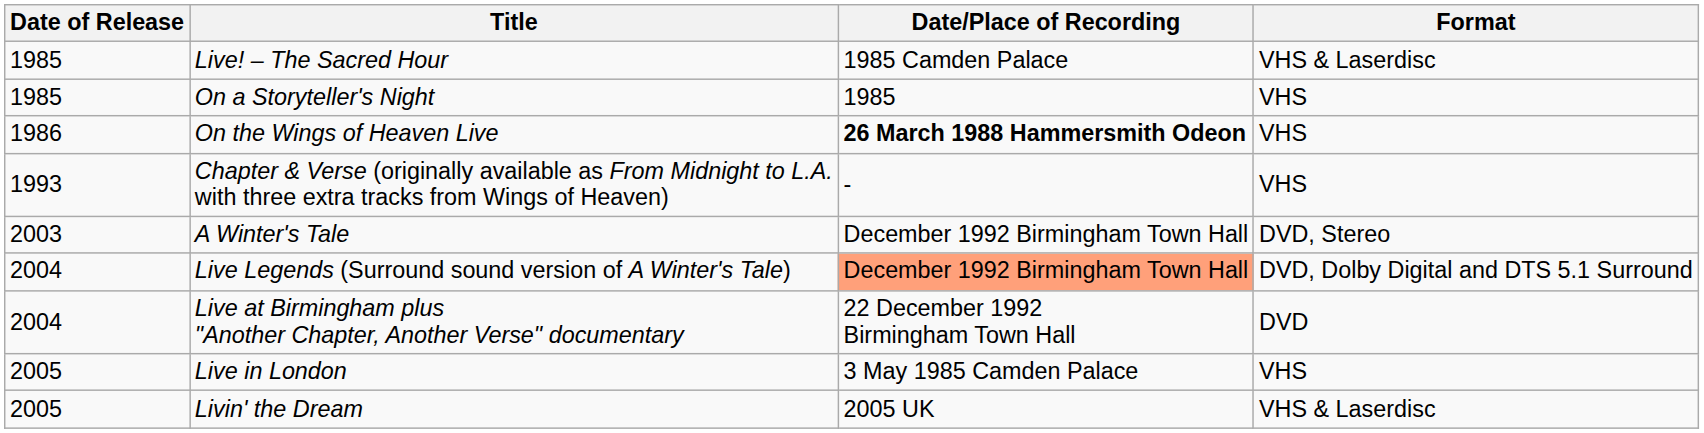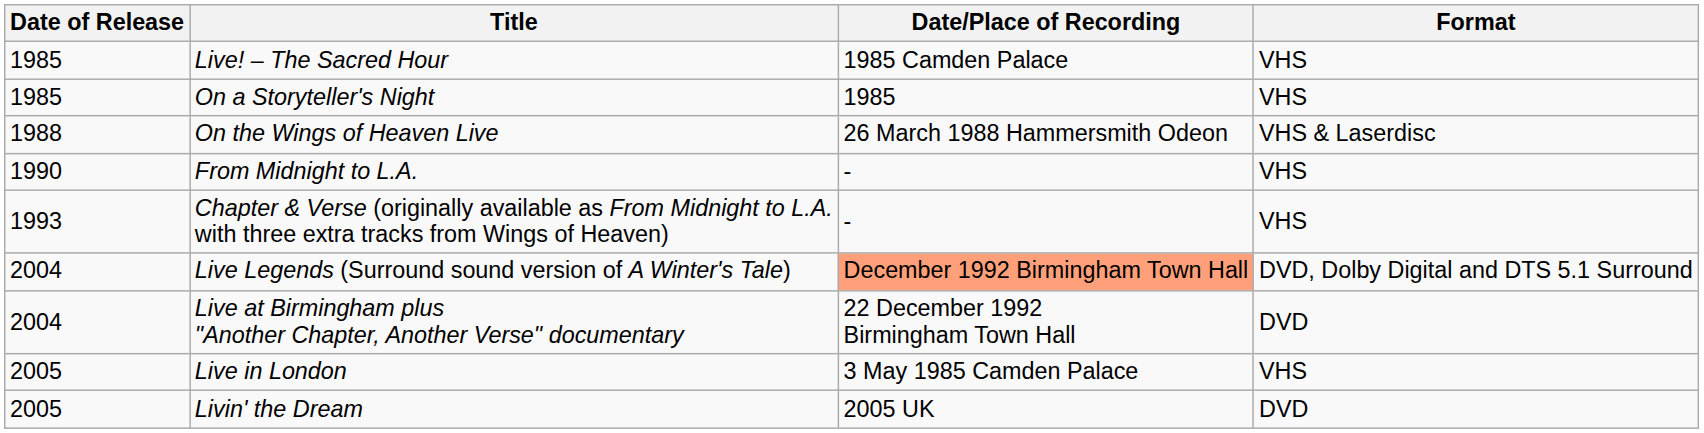(1347, 60) VHS & Laserdisc -> (1283, 60) VHS
(36, 134) 1986 -> (36, 134) 1988
(1045, 134) bold -> (1036, 134) normal
(1283, 134) VHS -> (1347, 134) VHS & Laserdisc
+ row: (307, 171)
- row: (272, 234)
(1347, 409) VHS & Laserdisc -> (1284, 409) DVD
